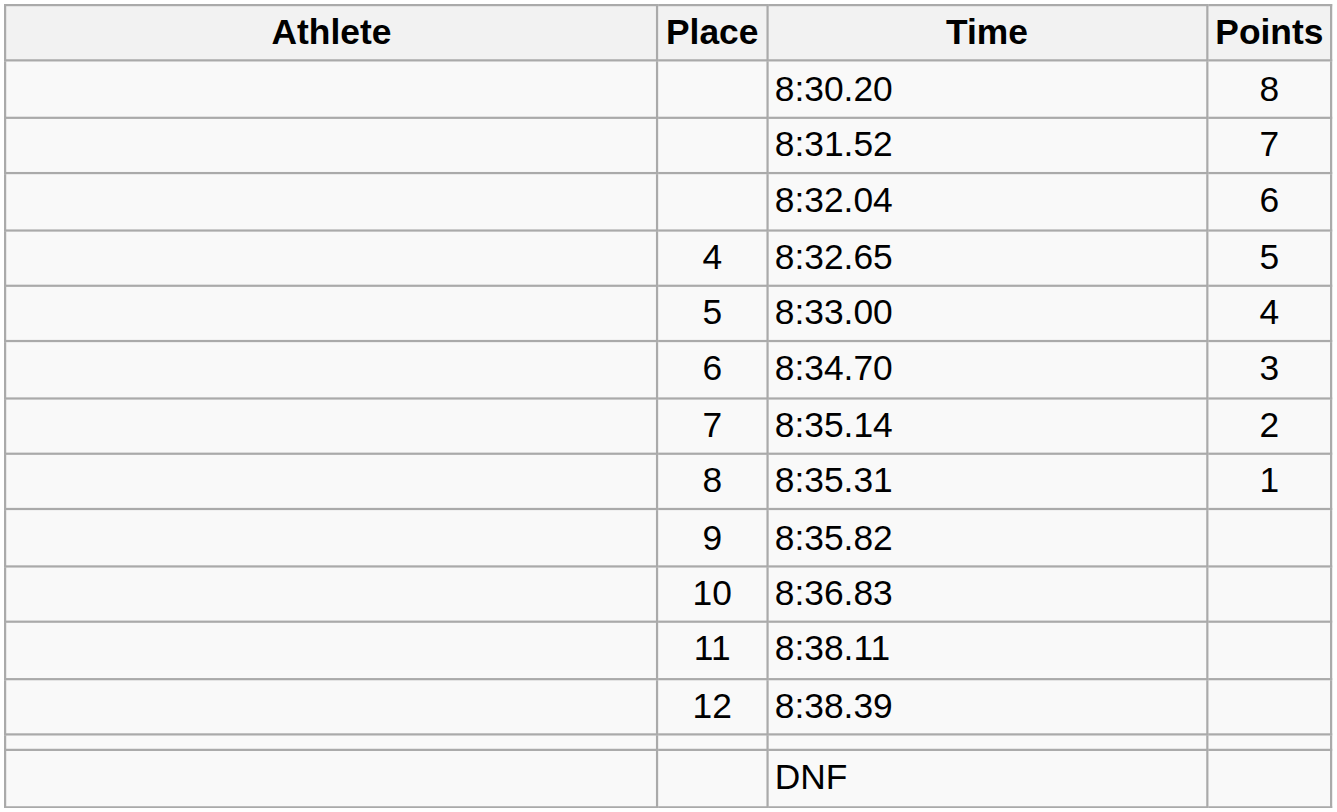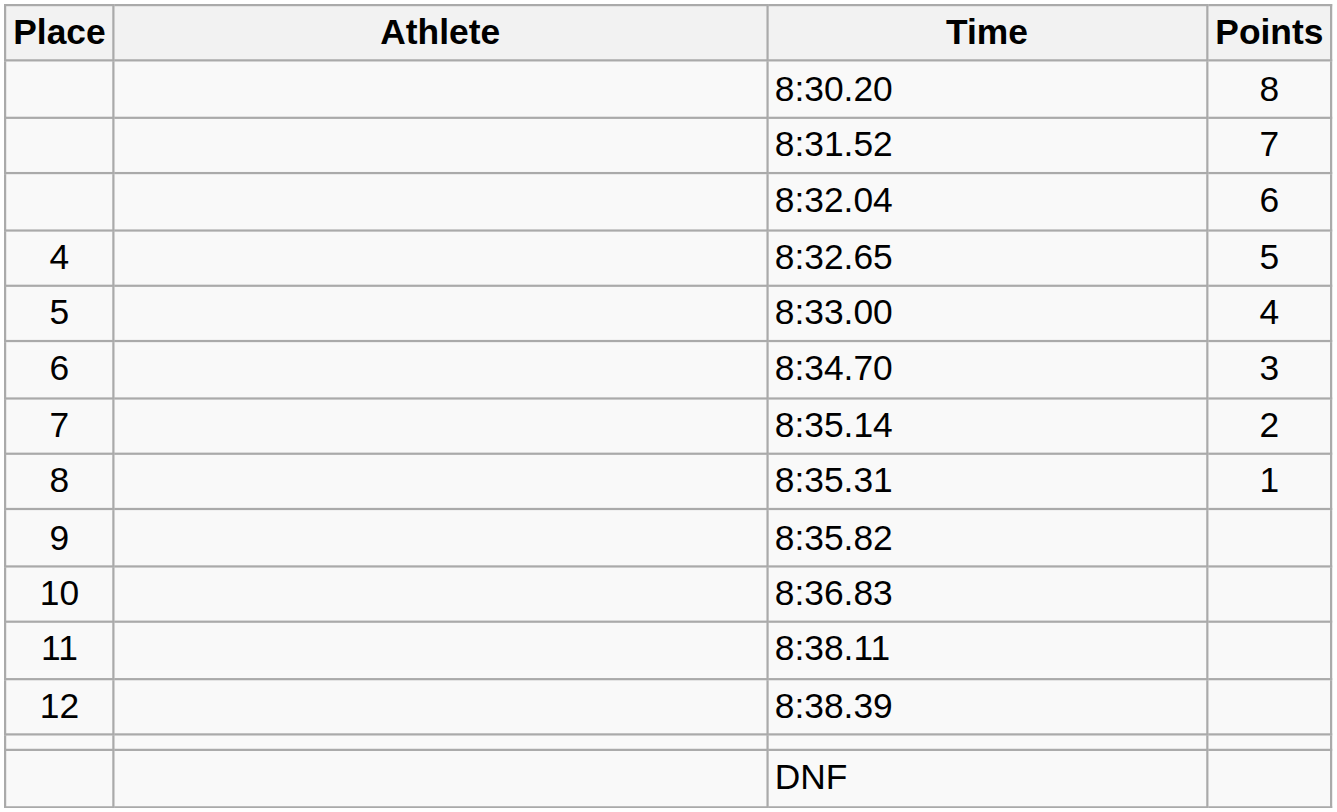columns swapped: (712, 32) <-> (331, 32)
